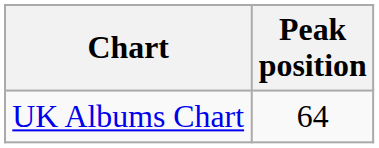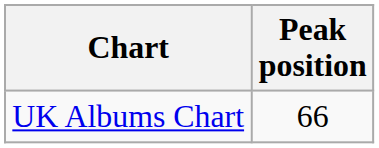(313, 116) 64 -> (313, 116) 66
